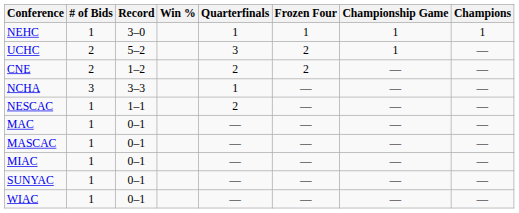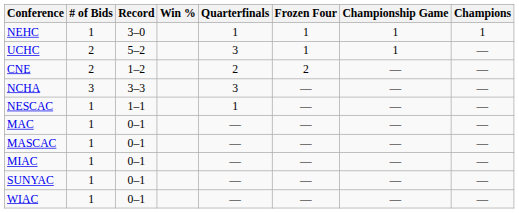(306, 50) 2 -> (306, 50) 1
(235, 87) 1 -> (235, 87) 3
(235, 106) 2 -> (235, 106) 1
